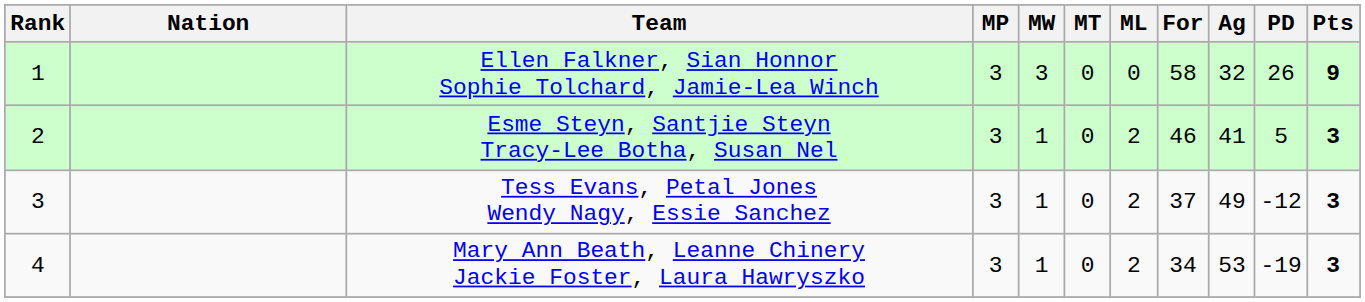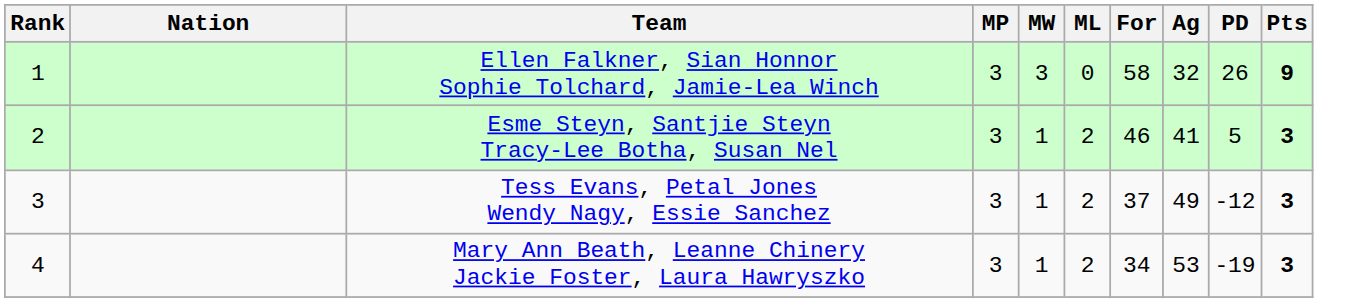- column: (1088, 24)
